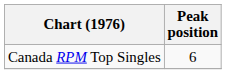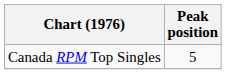(193, 56) 6 -> (193, 56) 5
